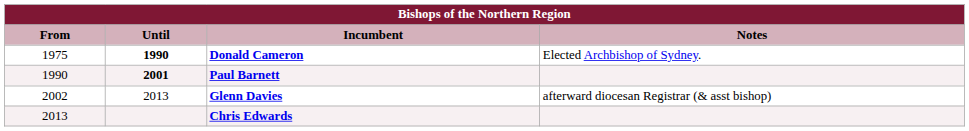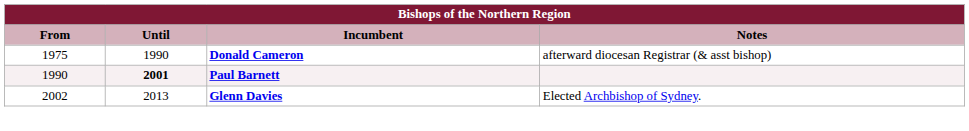(156, 55) bold -> (156, 55) normal
(622, 55) Elected Archbishop of Sydney. -> (657, 55) afterward diocesan Registrar (& asst bishop)
(657, 95) afterward diocesan Registrar (& asst bishop) -> (622, 95) Elected Archbishop of Sydney.
- row: (251, 116)
